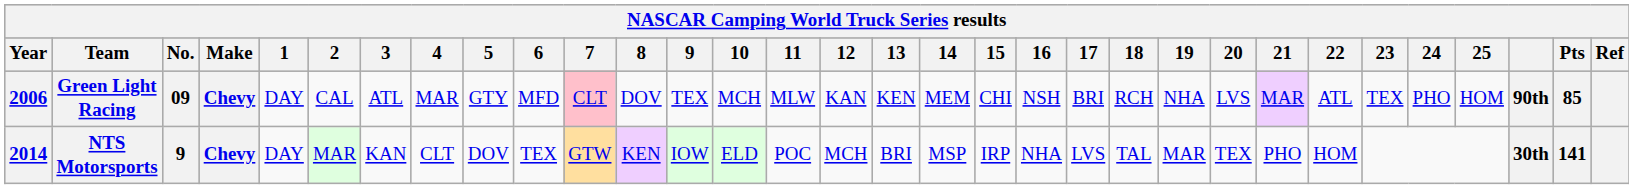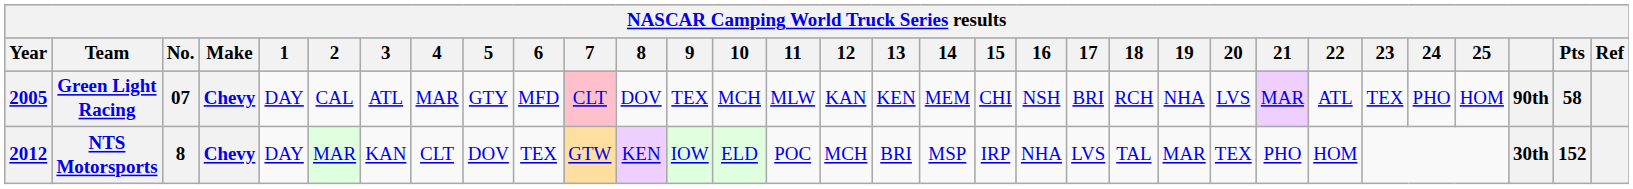(28, 98) 2006 -> (28, 98) 2005
(181, 98) 09 -> (181, 98) 07
(1572, 98) 85 -> (1572, 98) 58
(28, 154) 2014 -> (28, 154) 2012
(181, 154) 9 -> (181, 154) 8
(1572, 154) 141 -> (1572, 154) 152
